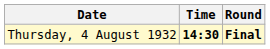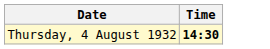- column: (243, 14)
